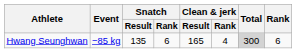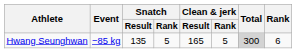(167, 41) 6 -> (167, 41) 5
(225, 41) 4 -> (225, 41) 5
